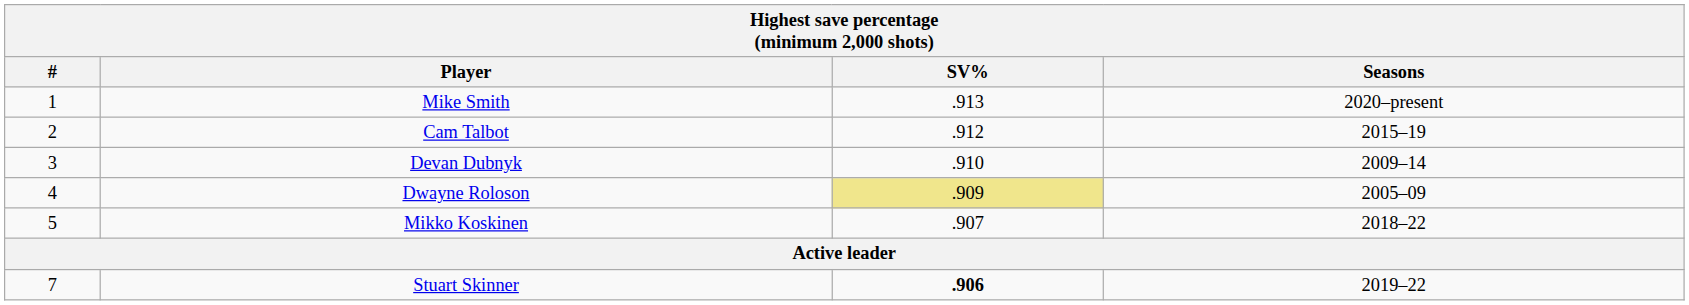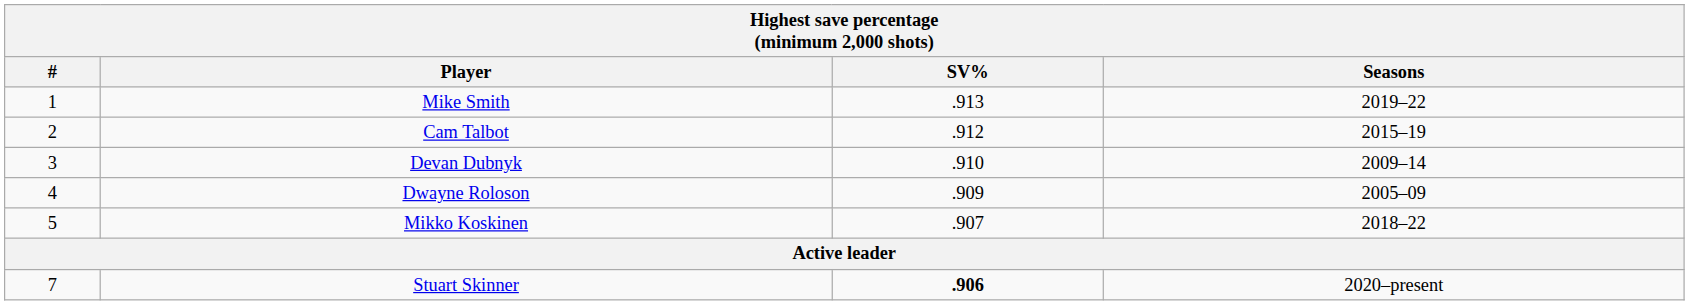(1394, 102) 2020–present -> (1394, 102) 2019–22
(968, 193) khaki background -> (968, 193) no background
(1394, 284) 2019–22 -> (1394, 284) 2020–present
